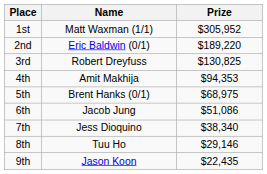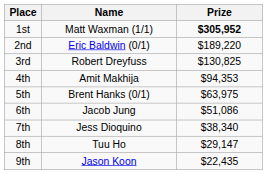(219, 29) normal -> (219, 29) bold
(219, 95) $68,975 -> (219, 95) $63,975
(219, 144) $29,146 -> (219, 144) $29,147
